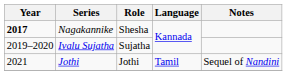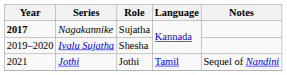(134, 29) Shesha -> (134, 29) Sujatha
(134, 45) Sujatha -> (134, 45) Shesha
